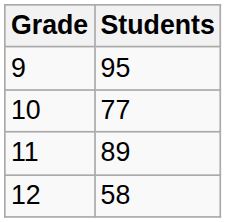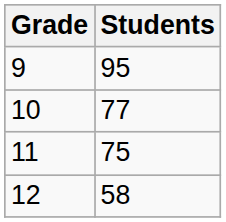(115, 152) 89 -> (115, 152) 75
